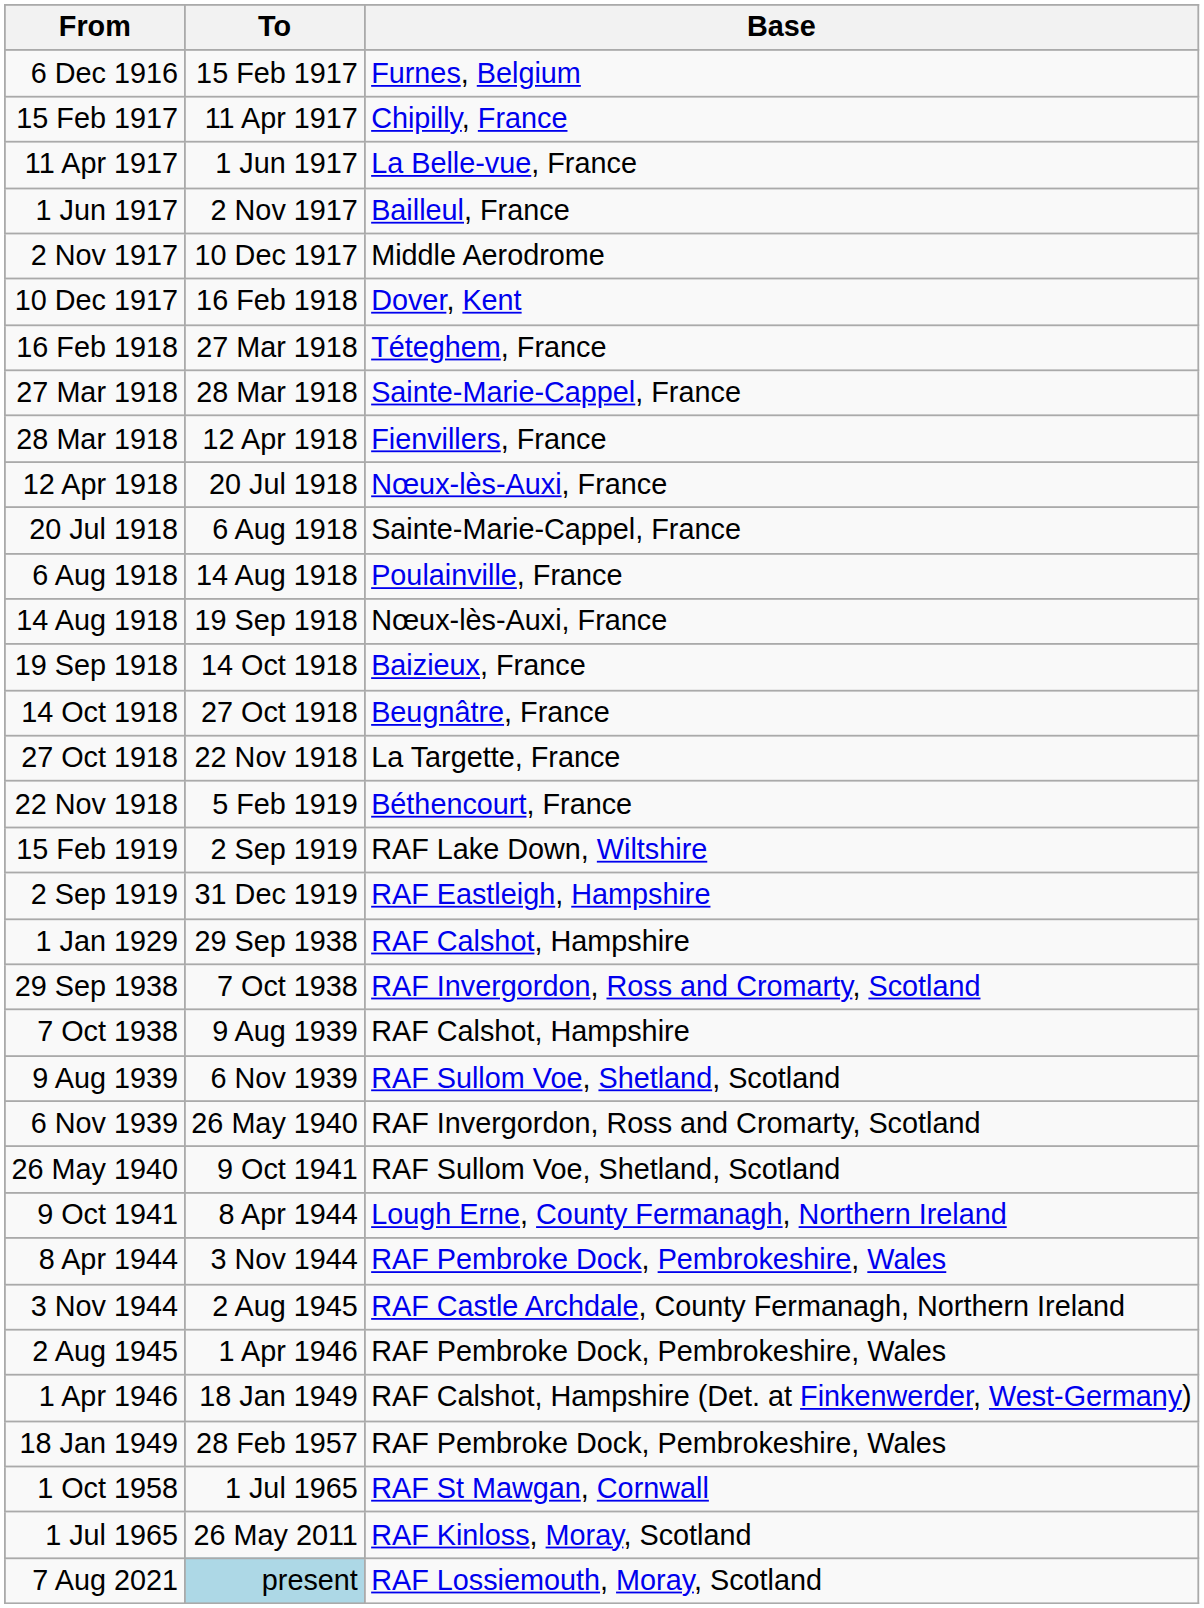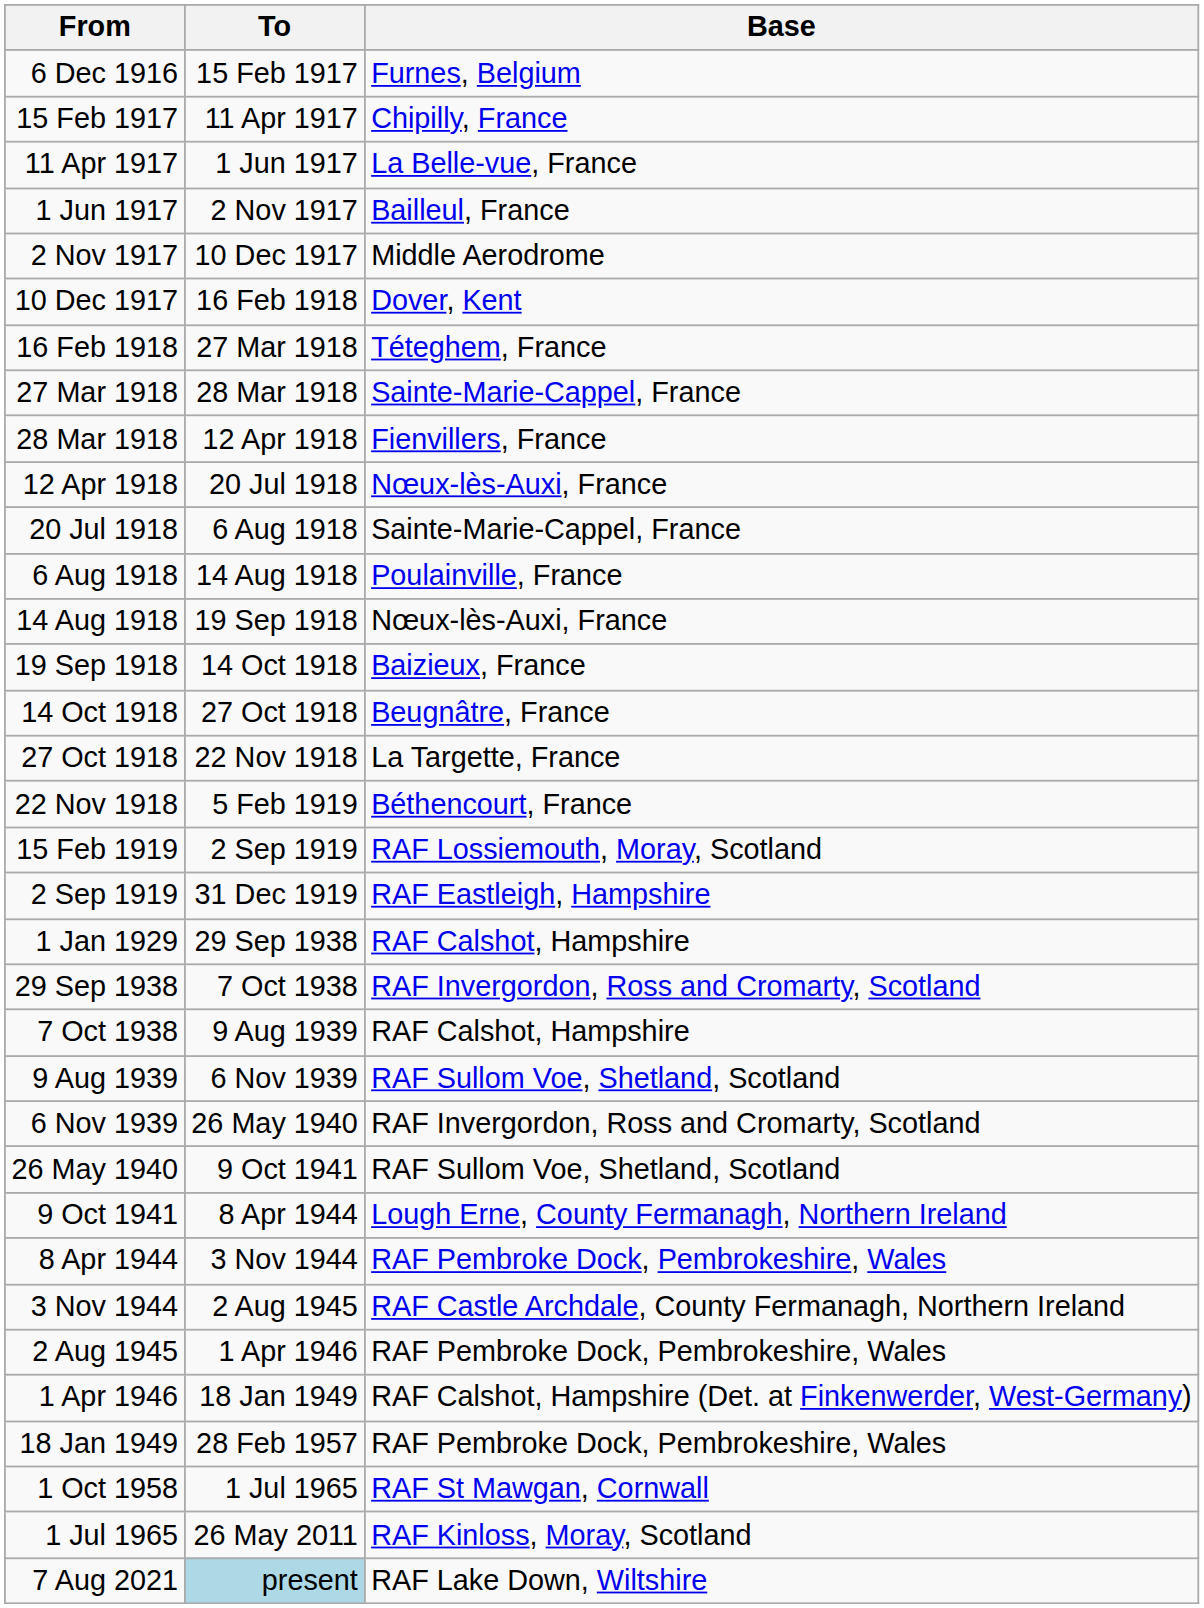(539, 849) RAF Lake Down, Wiltshire -> (597, 849) RAF Lossiemouth, Moray, Scotland
(597, 1580) RAF Lossiemouth, Moray, Scotland -> (539, 1580) RAF Lake Down, Wiltshire
